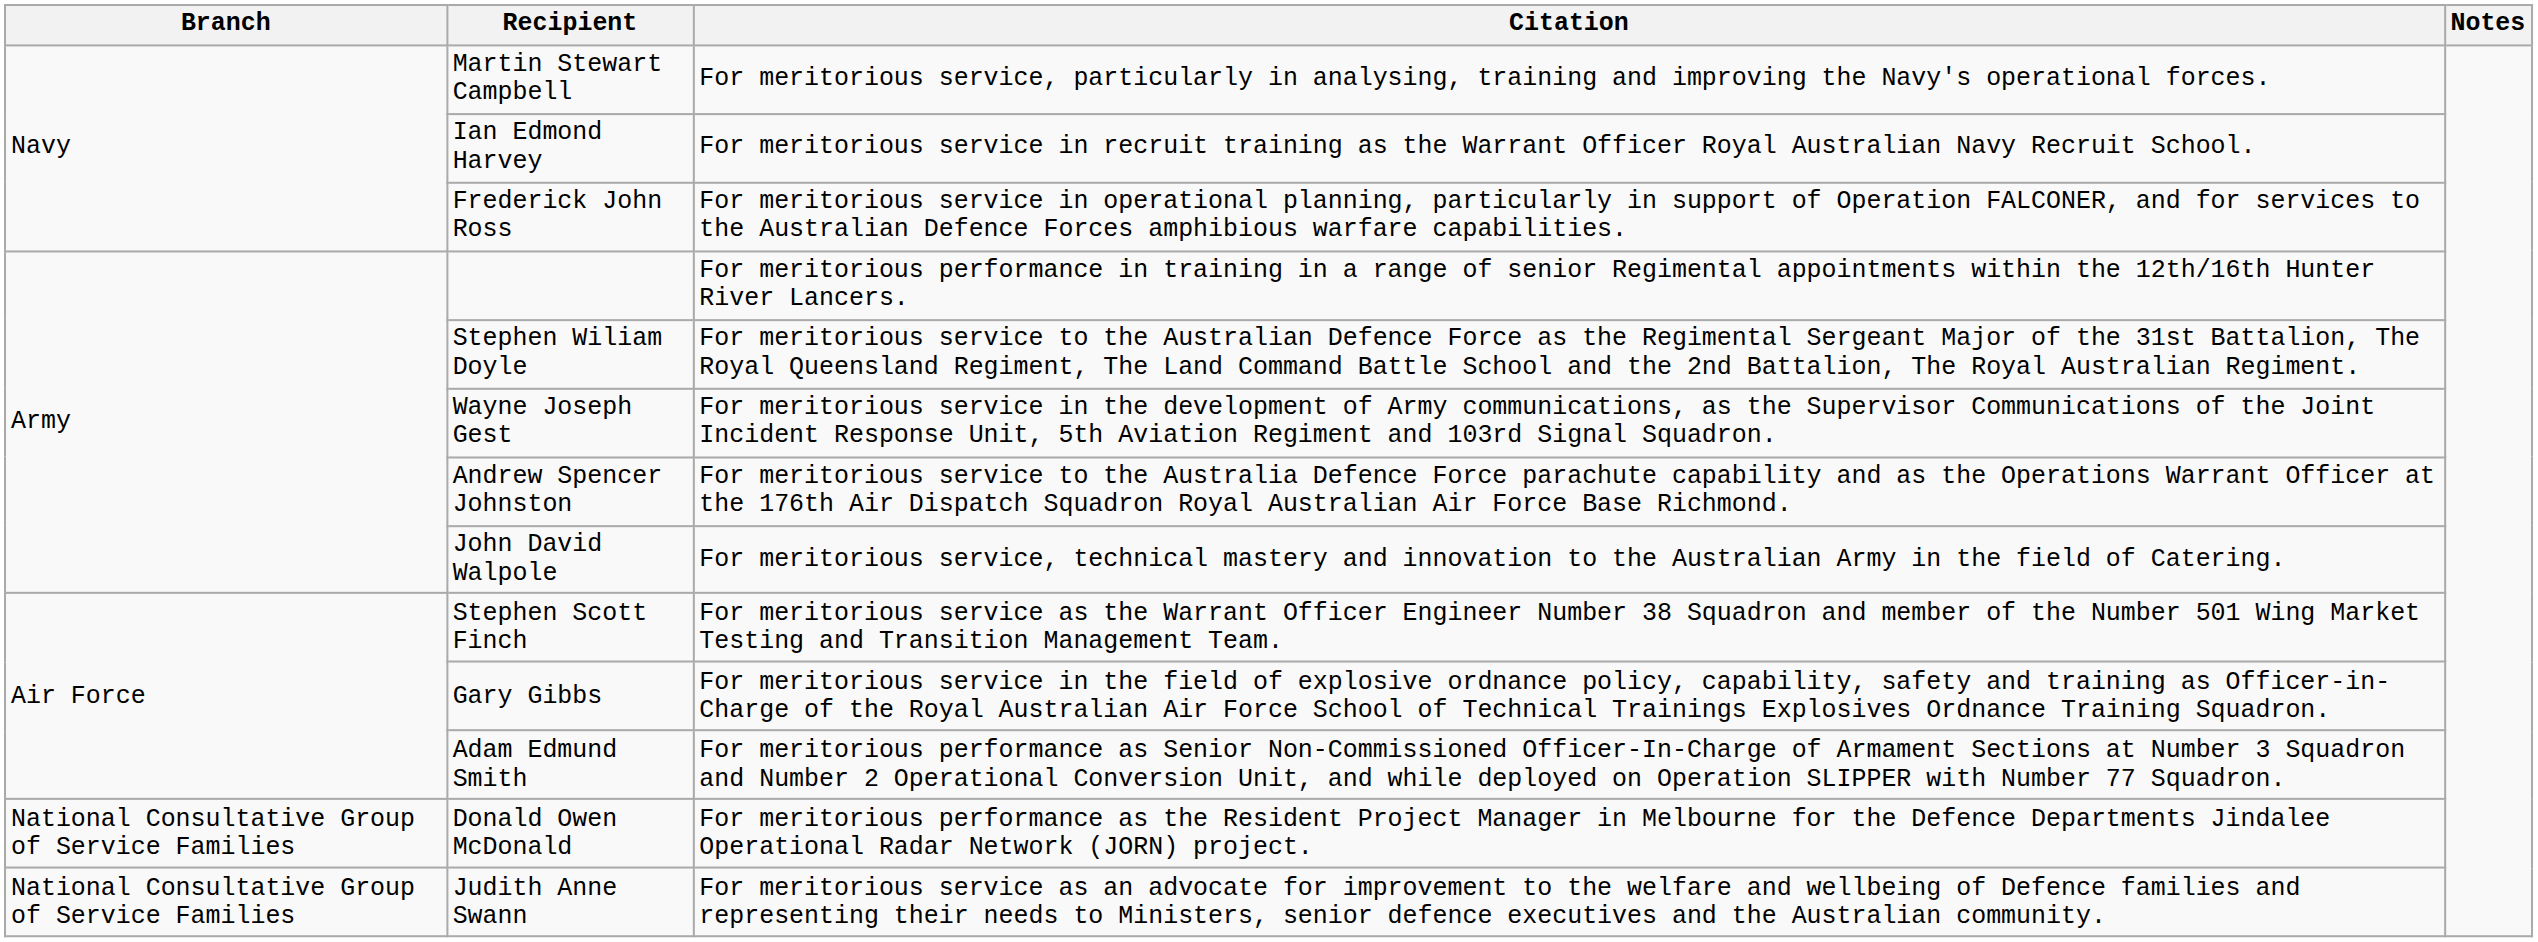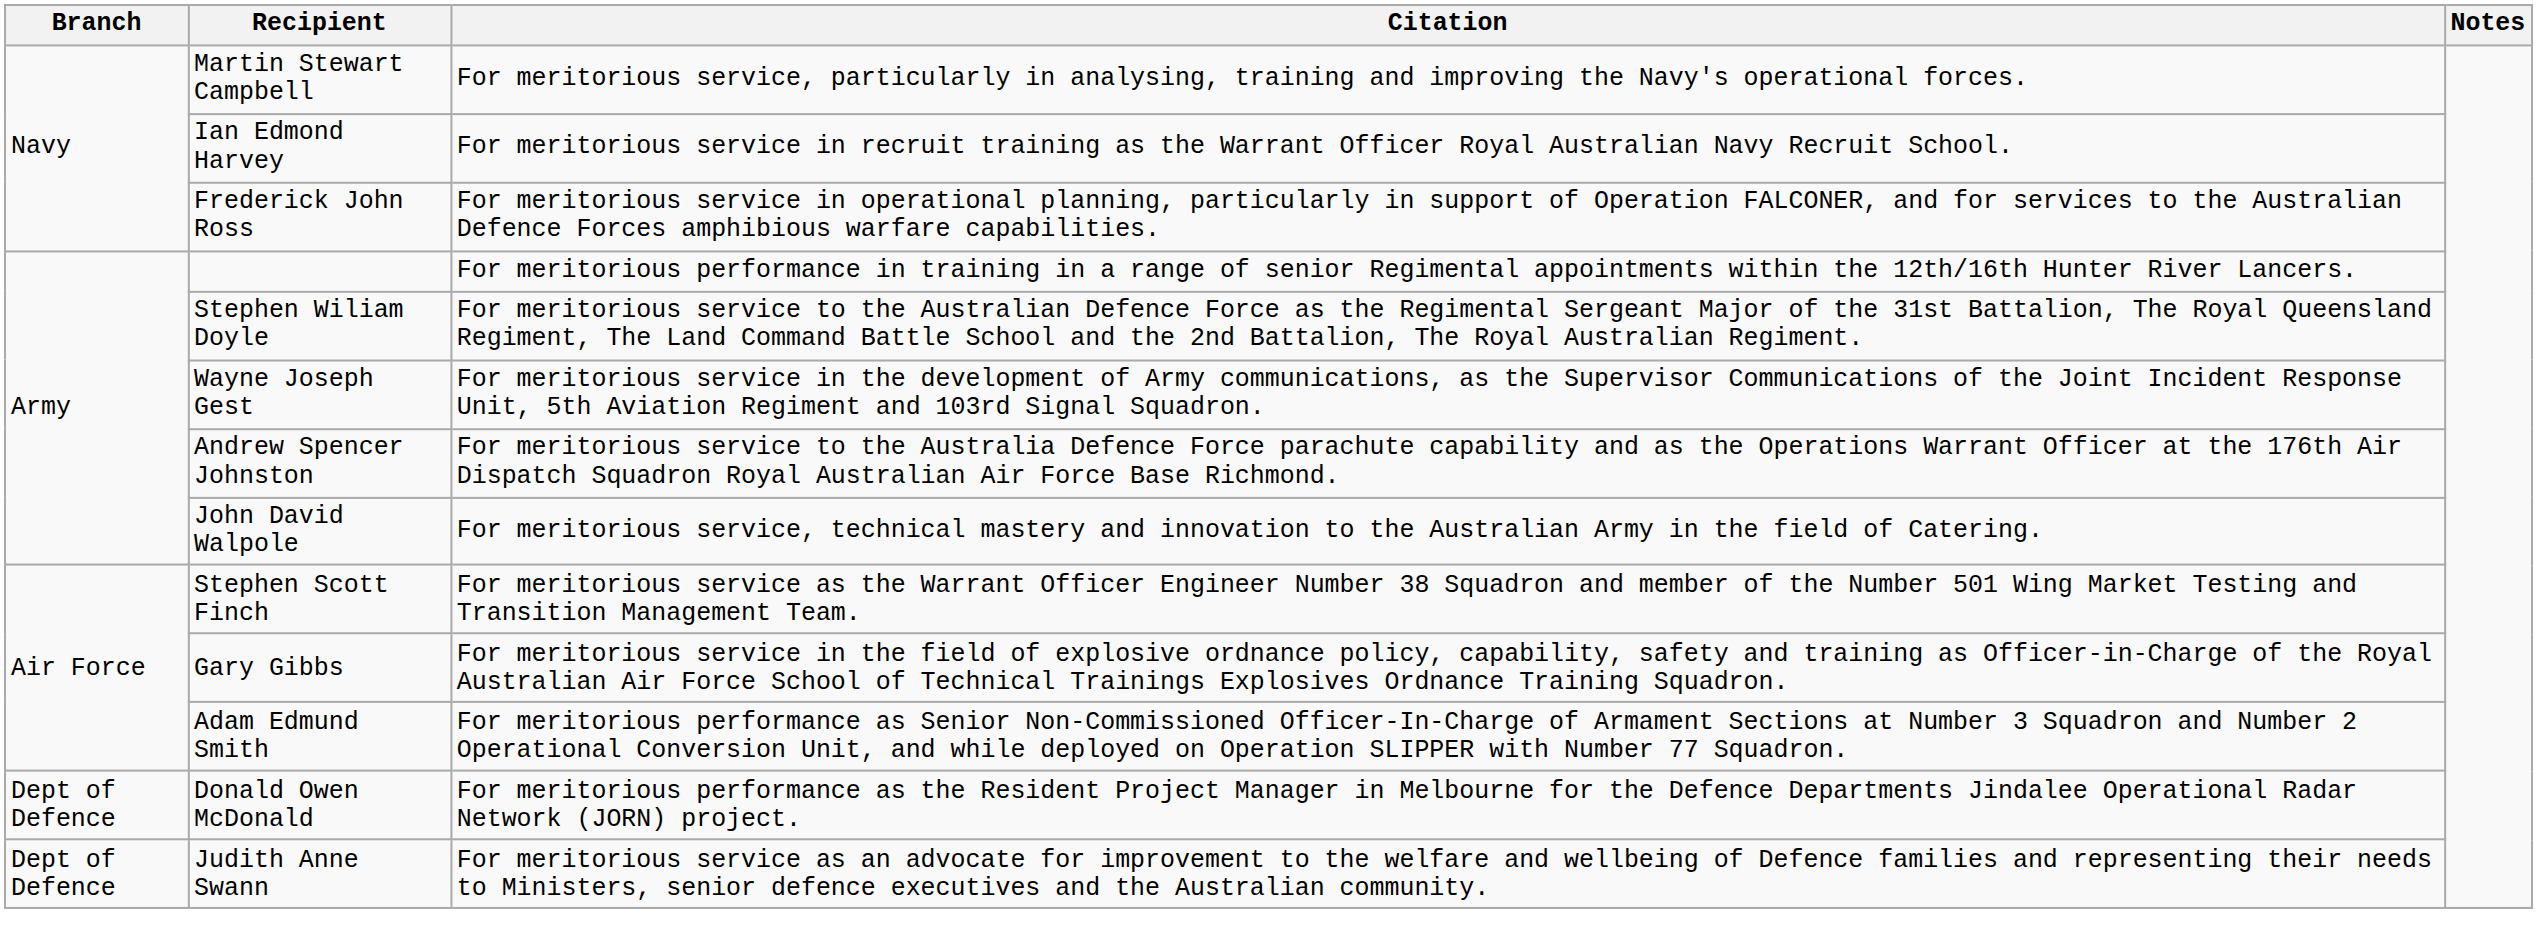(213, 834) National Consultative Group of Service Families -> (63, 806) Dept of Defence
(213, 903) National Consultative Group of Service Families -> (63, 874) Dept of Defence
